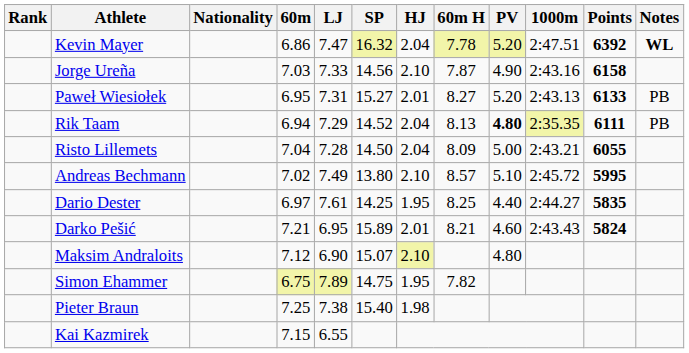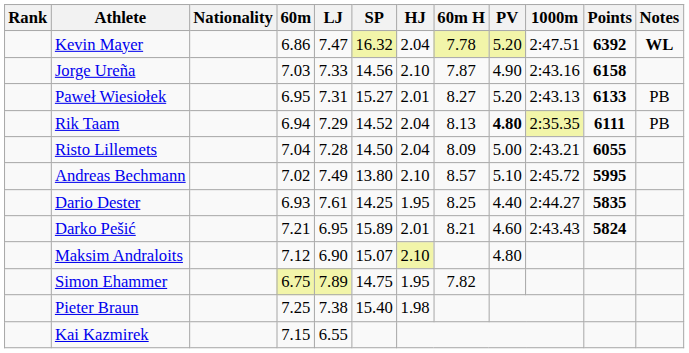(296, 202) 6.97 -> (296, 202) 6.93
